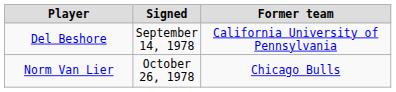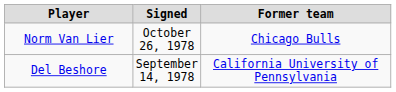rows swapped: (69, 39) <-> (69, 71)
